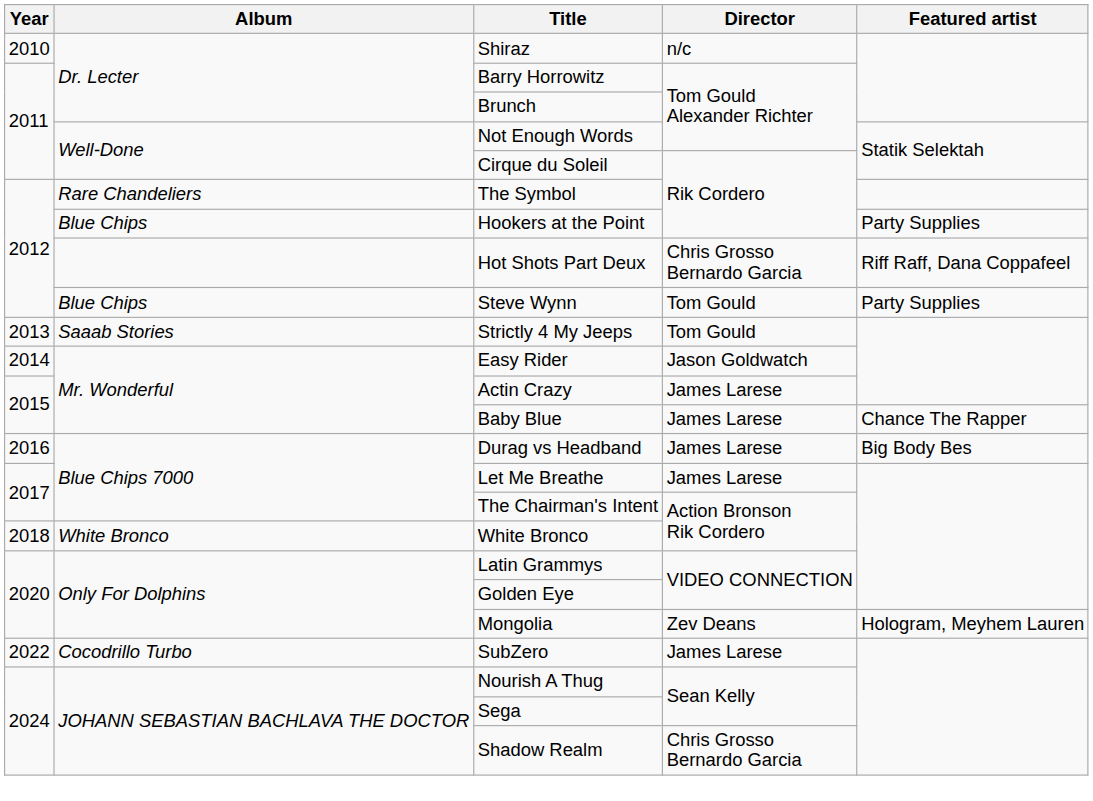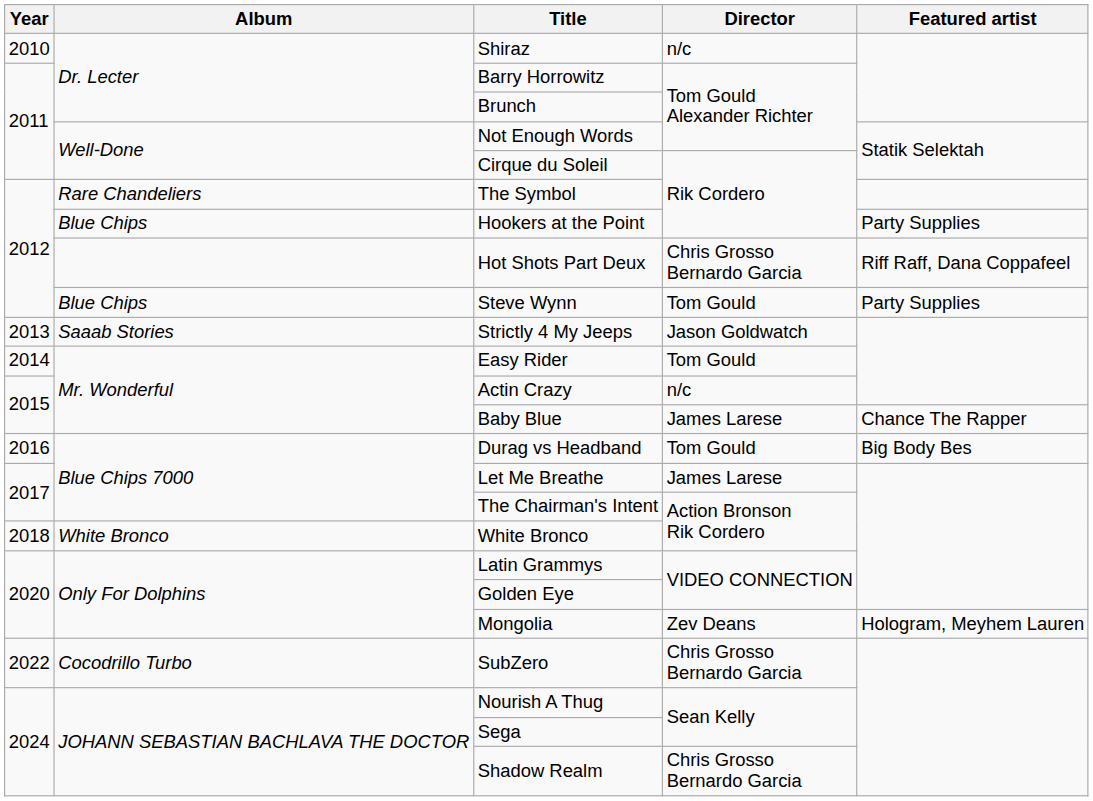(711, 331) Tom Gould -> (737, 331) Jason Goldwatch
(737, 360) Jason Goldwatch -> (711, 360) Tom Gould
(724, 389) James Larese -> (679, 389) n/c
(724, 448) James Larese -> (711, 448) Tom Gould
(724, 652) James Larese -> (734, 662) Chris Grosso Bernardo Garcia
